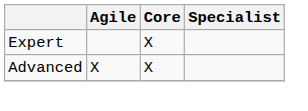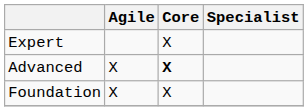(148, 68) normal -> (167, 68) bold
+ row: (55, 93)
